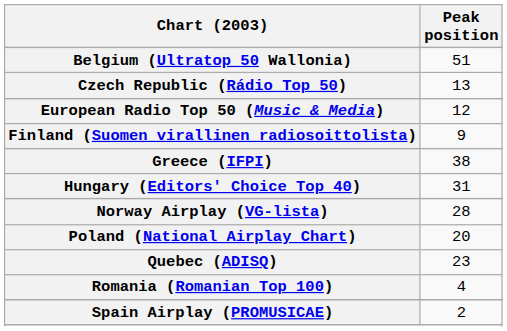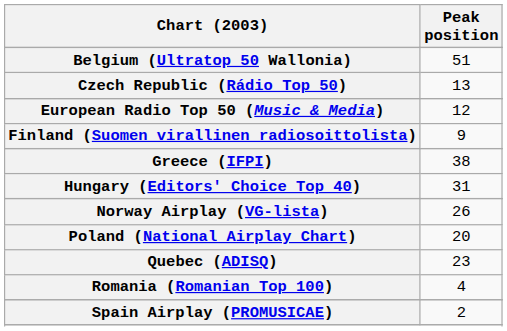(461, 212) 28 -> (461, 212) 26
